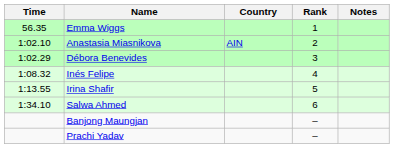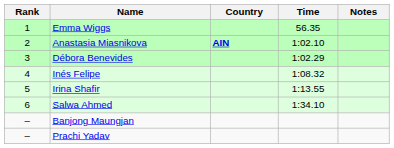columns swapped: (315, 12) <-> (34, 12)
(235, 43) normal -> (221, 43) bold
